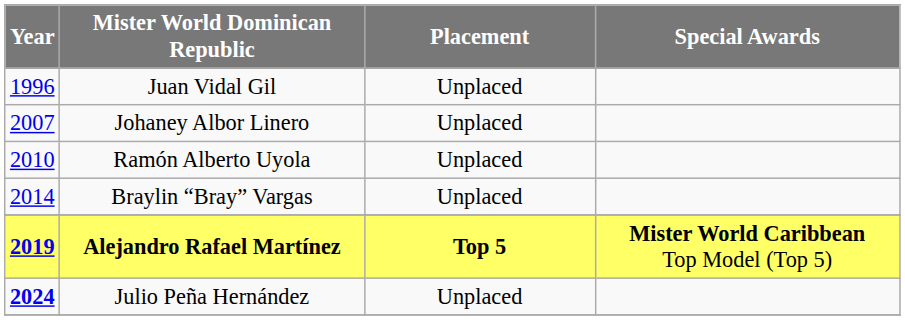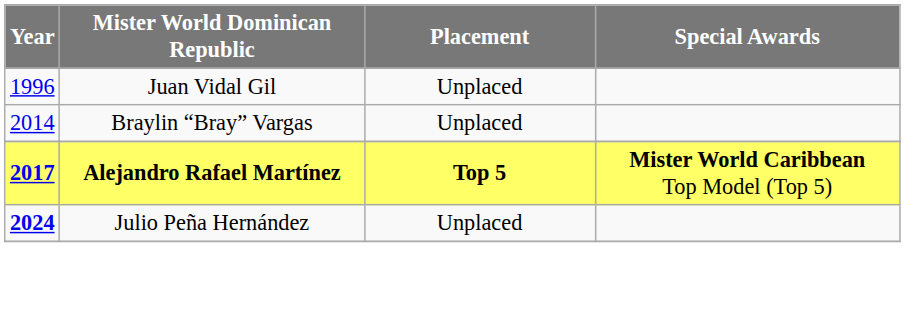- row: (212, 123)
- row: (212, 160)
(32, 247) 2019 -> (32, 173) 2017
